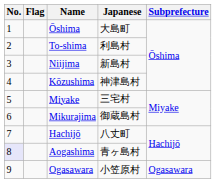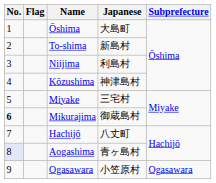(115, 46) 利島村 -> (115, 46) 新島村
(115, 63) 新島村 -> (115, 63) 利島村
(9, 116) normal -> (9, 116) bold
